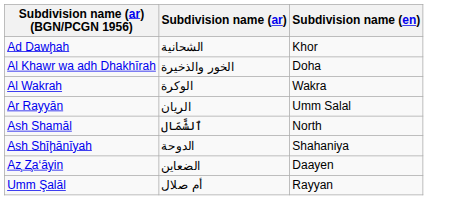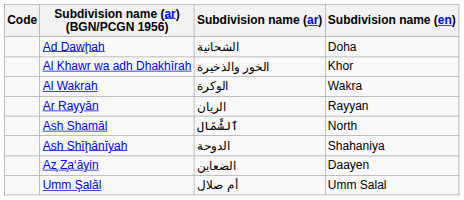+ column: (22, 20)
(305, 46) Khor -> (342, 46) Doha
(307, 66) Doha -> (341, 66) Khor
(322, 106) Umm Salal -> (348, 106) Rayyan
(313, 185) Rayyan -> (357, 185) Umm Salal
